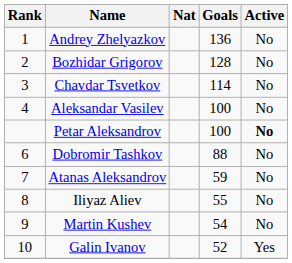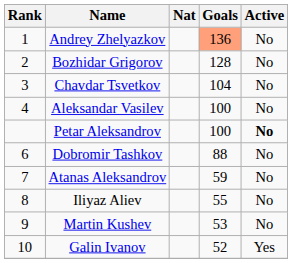(220, 39) no background -> (220, 39) lightsalmon background
(220, 85) 114 -> (220, 85) 104
(220, 223) 54 -> (220, 223) 53
